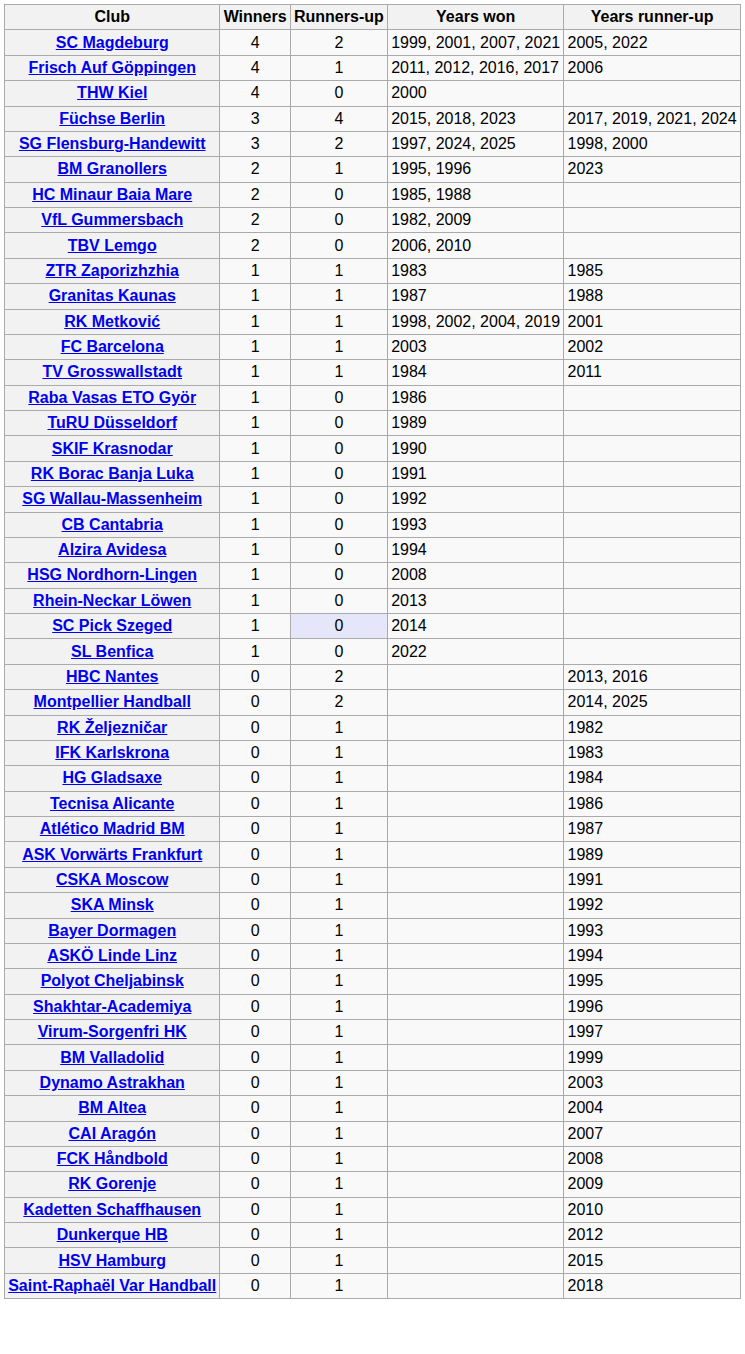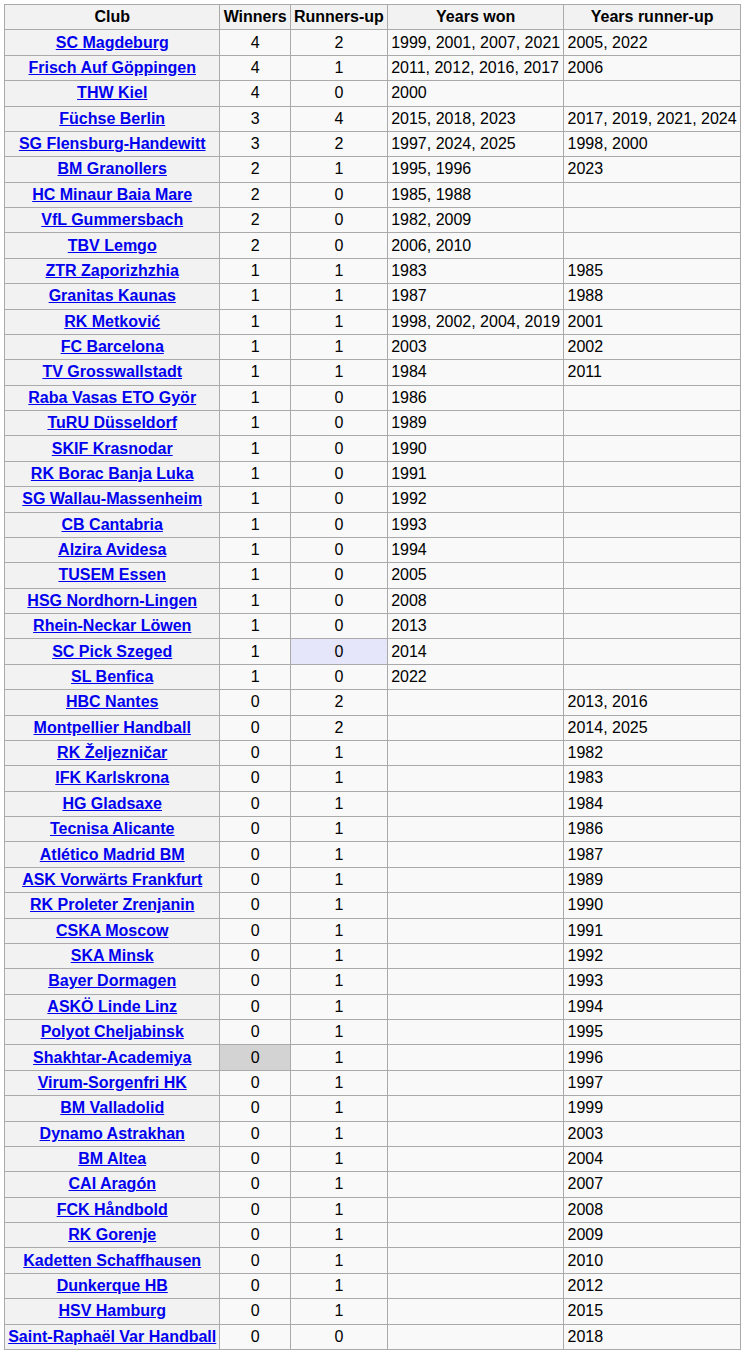+ row: (112, 575)
+ row: (112, 905)
(255, 1006) no background -> (255, 1057) lightgrey background
(339, 1285) 1 -> (339, 1336) 0
